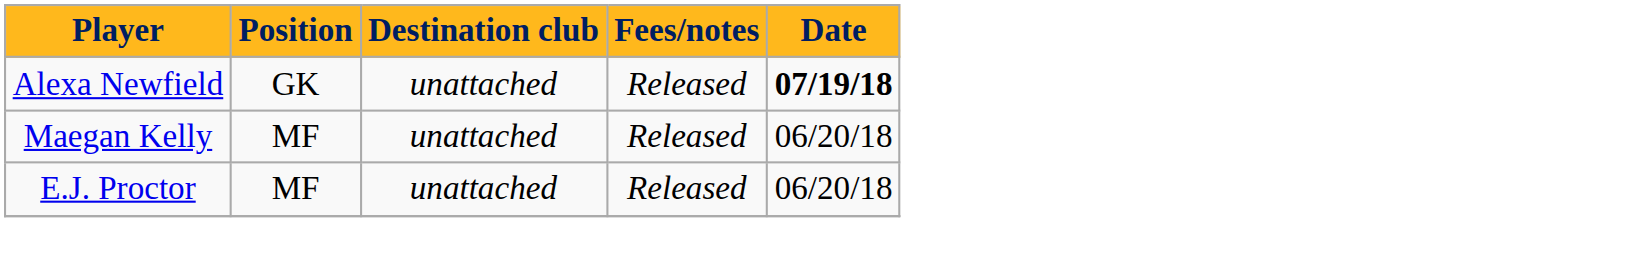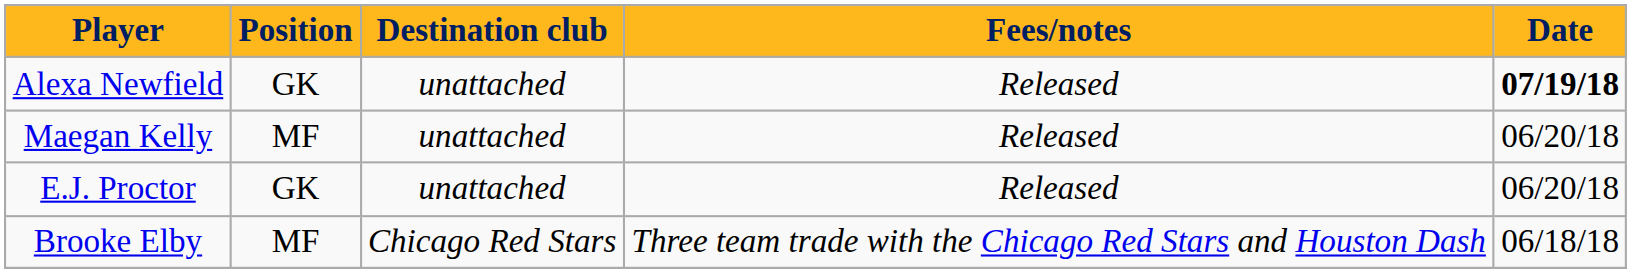(296, 188) MF -> (296, 188) GK
+ row: (118, 240)
